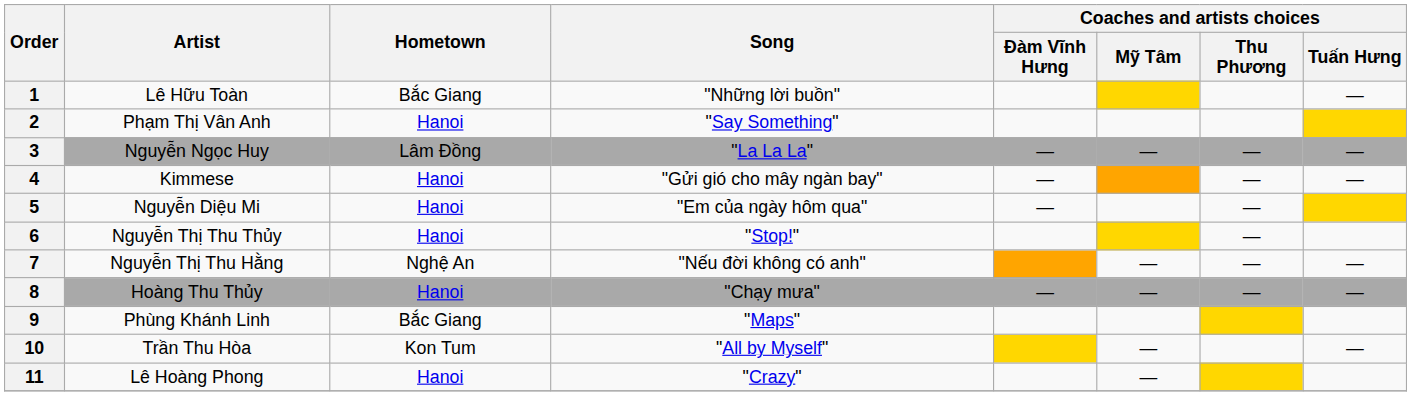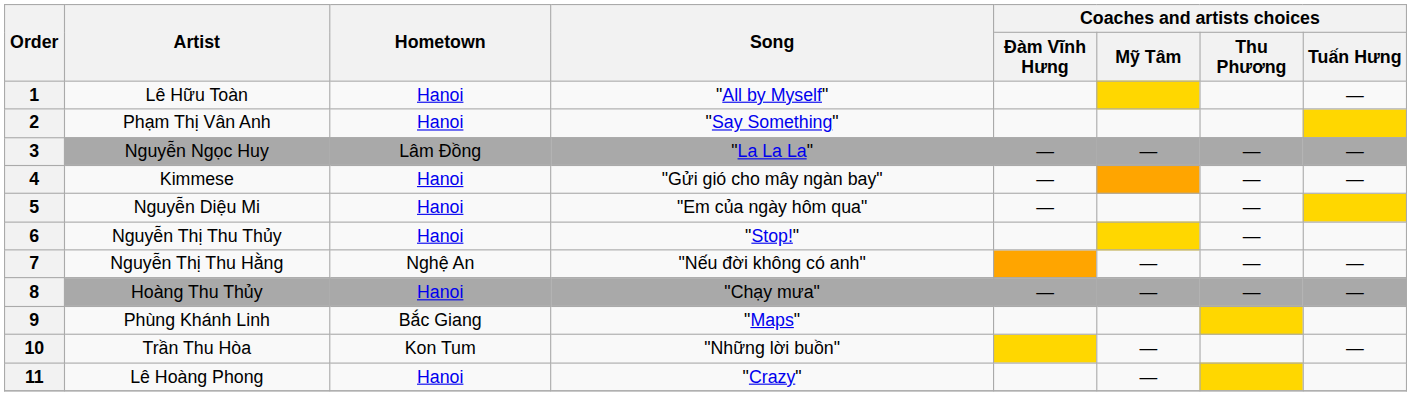(440, 94) Bắc Giang -> (440, 94) Hanoi
(772, 94) "Những lời buồn" -> (772, 94) "All by Myself"
(772, 348) "All by Myself" -> (772, 348) "Những lời buồn"
